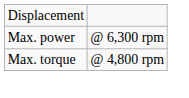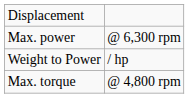+ row: (54, 59)
